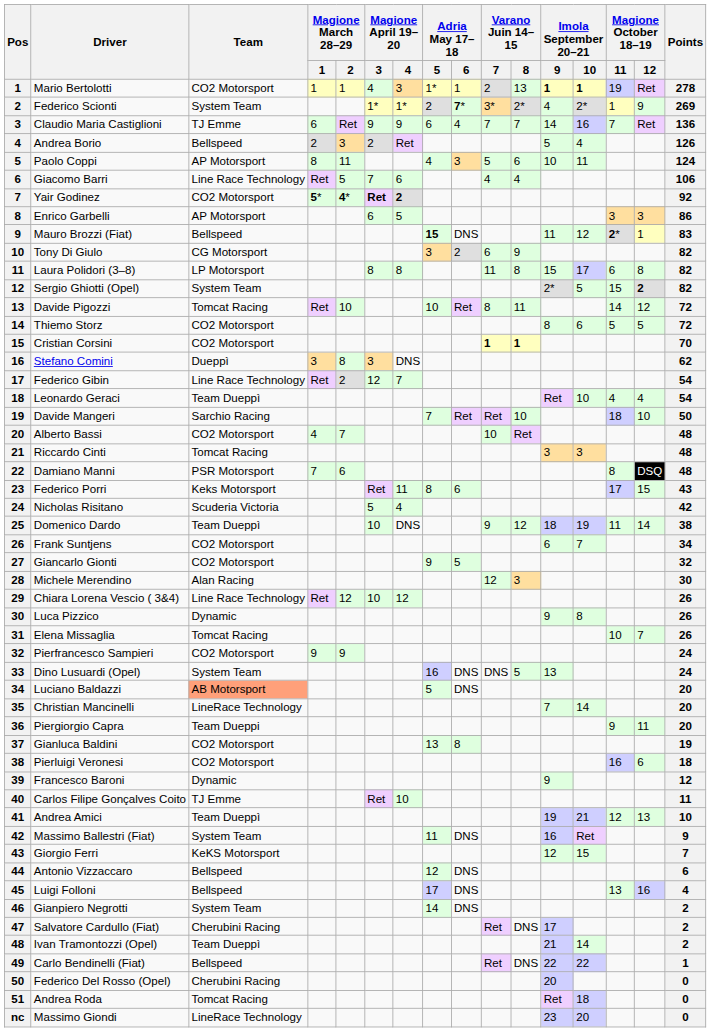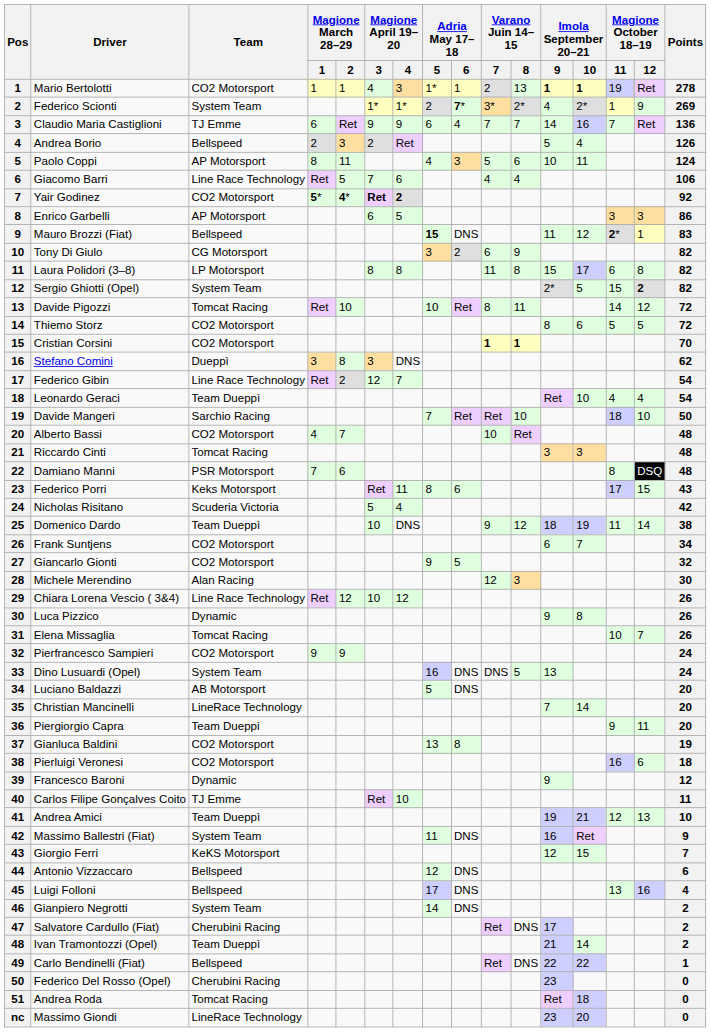(228, 689) lightsalmon background -> (228, 689) no background
(550, 981) 20 -> (550, 981) 23
